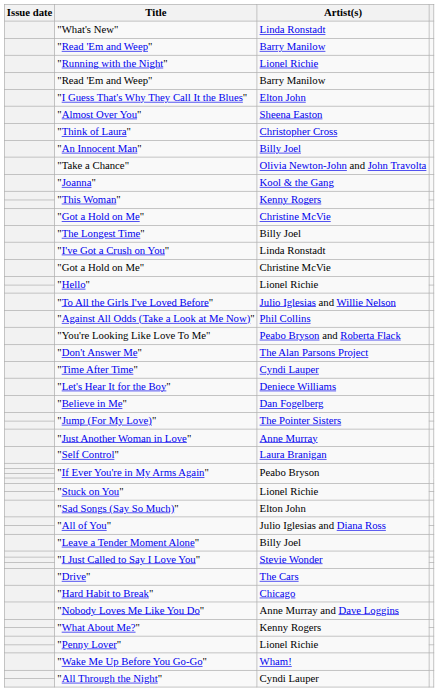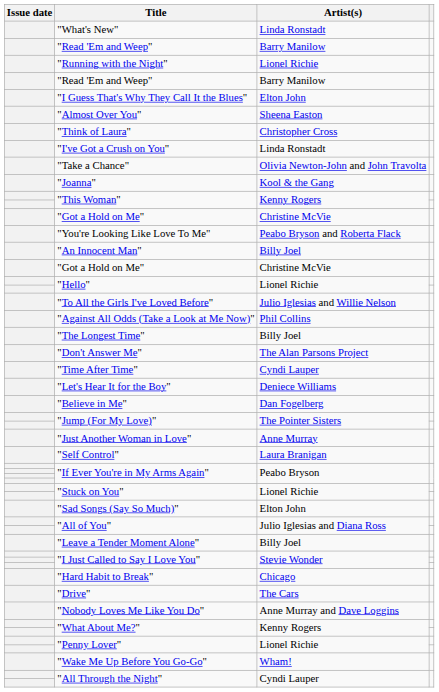rows swapped: (100, 149) <-> (113, 251)
rows swapped: (134, 336) <-> (101, 234)
rows swapped: (74, 576) <-> (105, 593)
